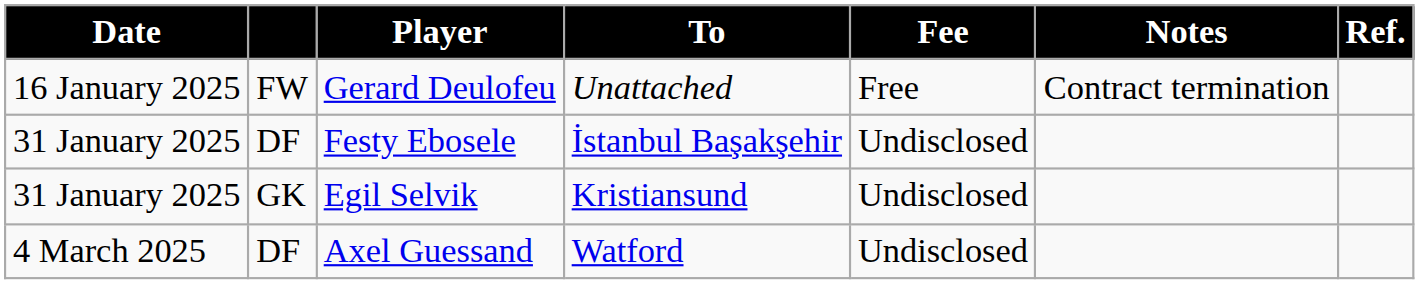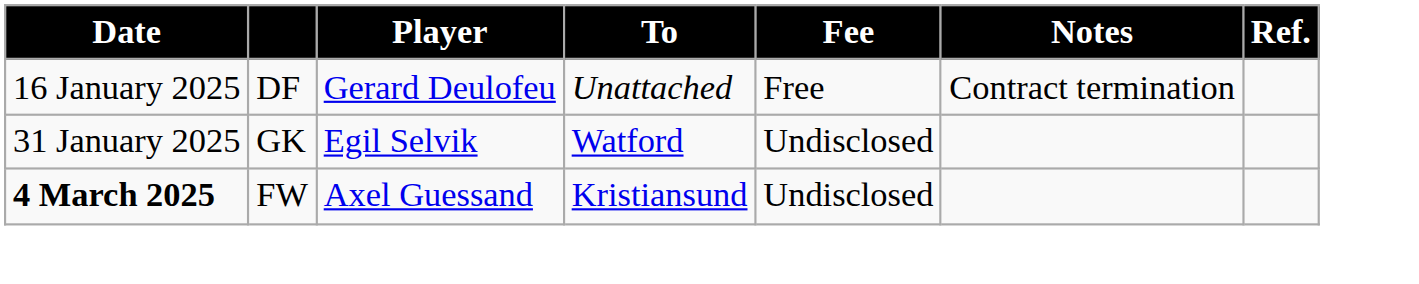(282, 86) FW -> (278, 86) DF
- row: (420, 140)
(660, 195) Kristiansund -> (628, 140) Watford
(110, 250) normal -> (114, 195) bold
(278, 250) DF -> (282, 195) FW
(628, 250) Watford -> (660, 195) Kristiansund
